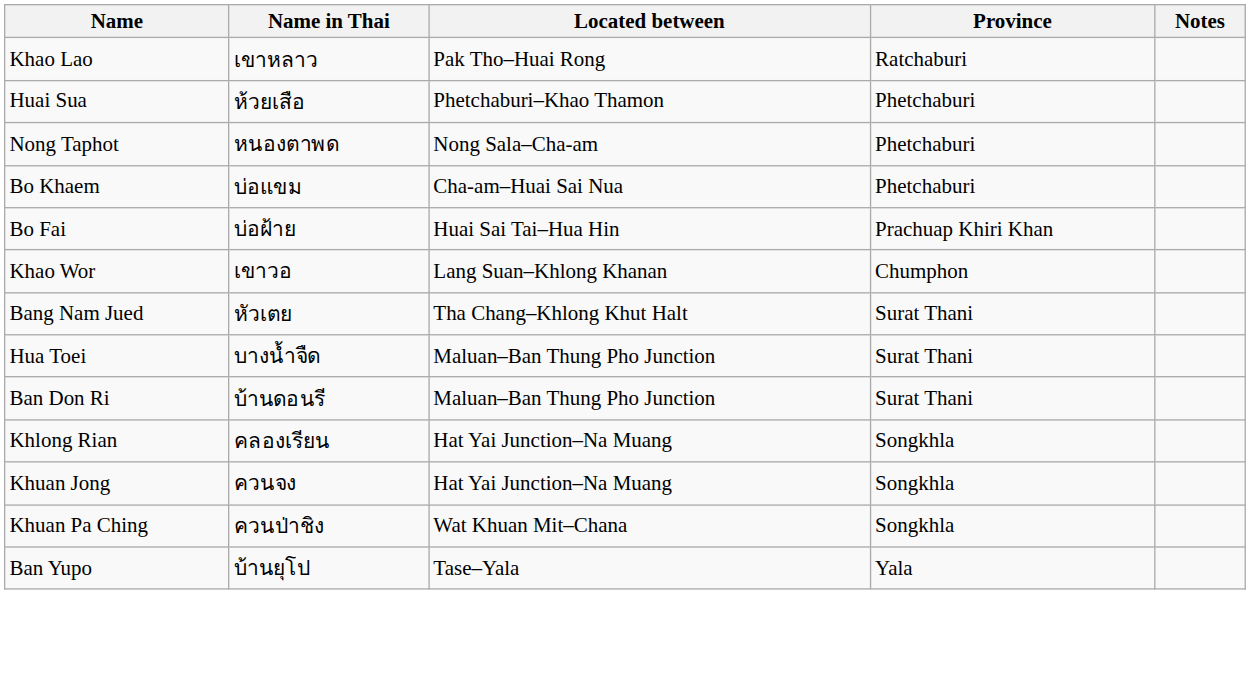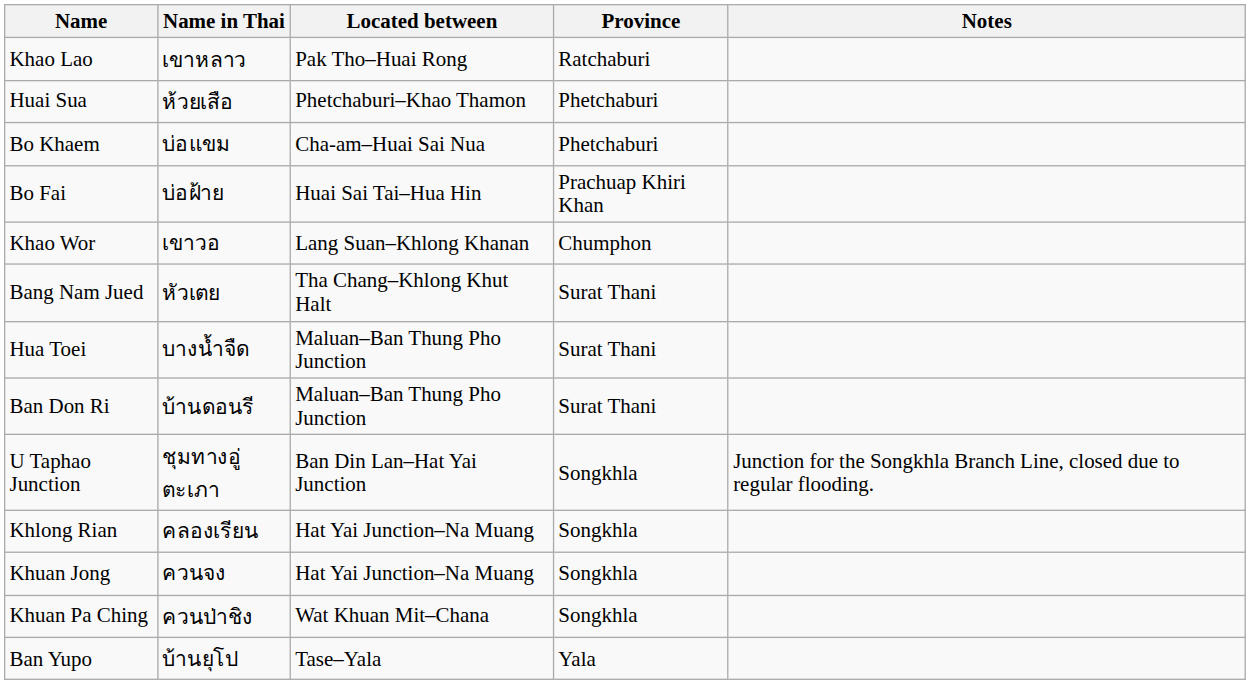- row: (64, 143)
+ row: (50, 472)
